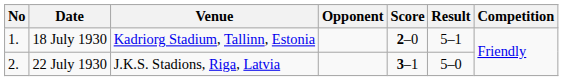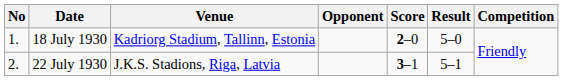(451, 39) 5–1 -> (451, 39) 5–0
(451, 63) 5–0 -> (451, 63) 5–1
